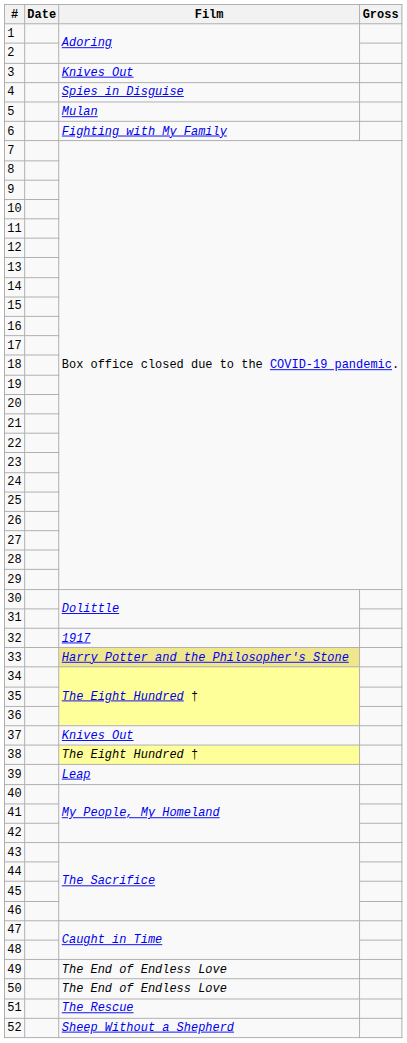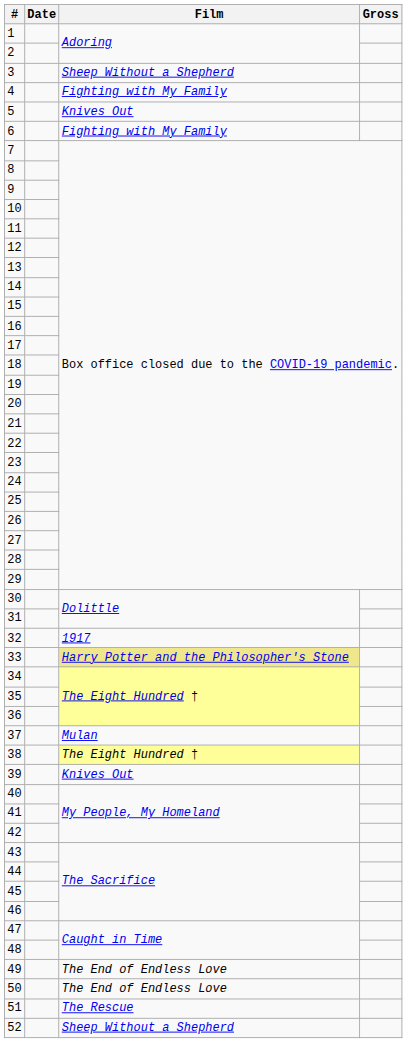(98, 73) Knives Out -> (148, 73) Sheep Without a Shepherd
(123, 92) Spies in Disguise -> (144, 92) Fighting with My Family
(80, 112) Mulan -> (98, 112) Knives Out
(98, 735) Knives Out -> (80, 735) Mulan
(76, 774) Leap -> (98, 774) Knives Out
